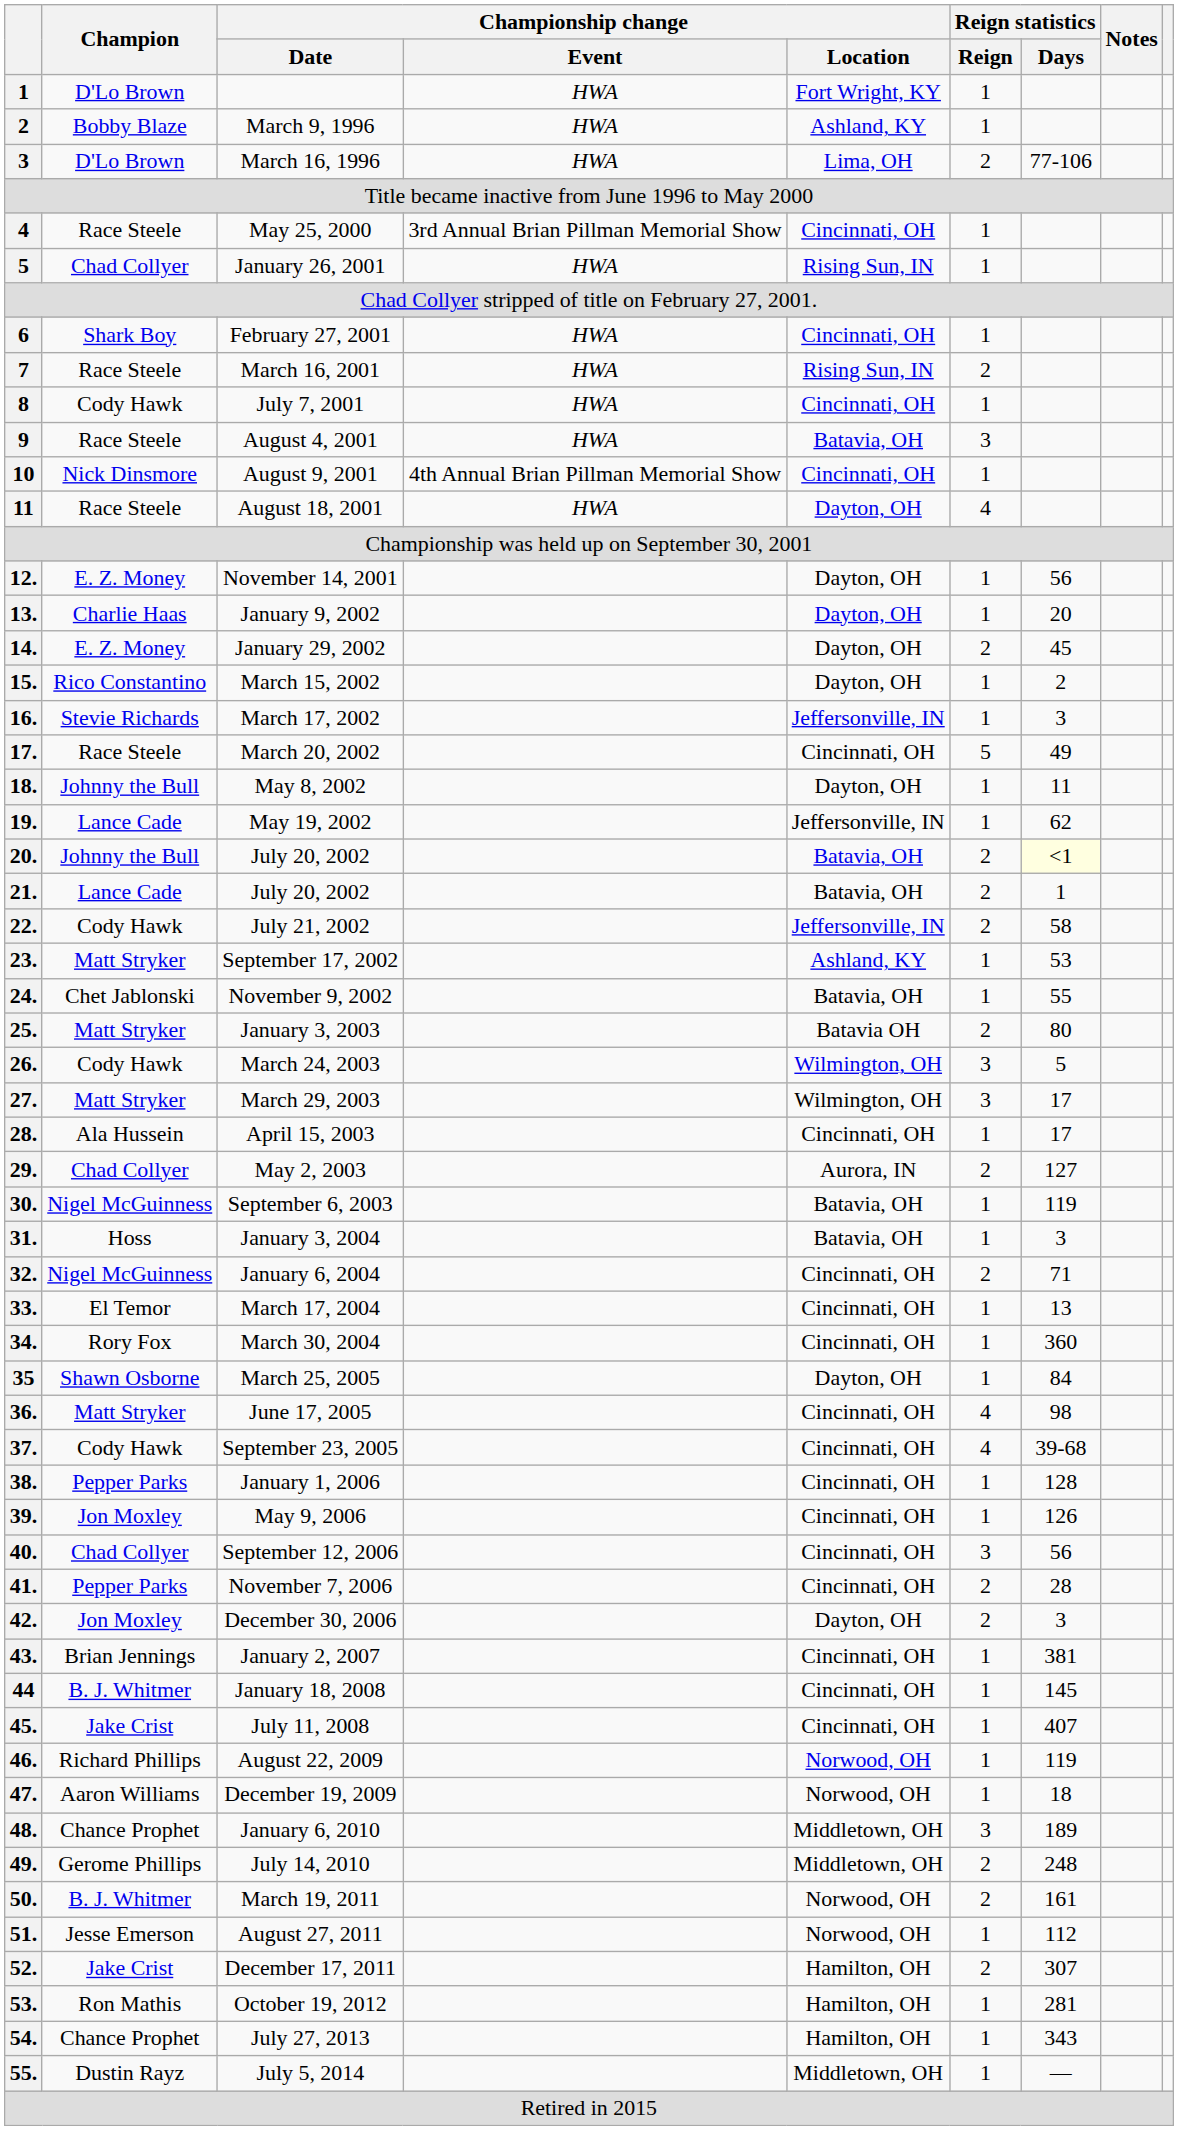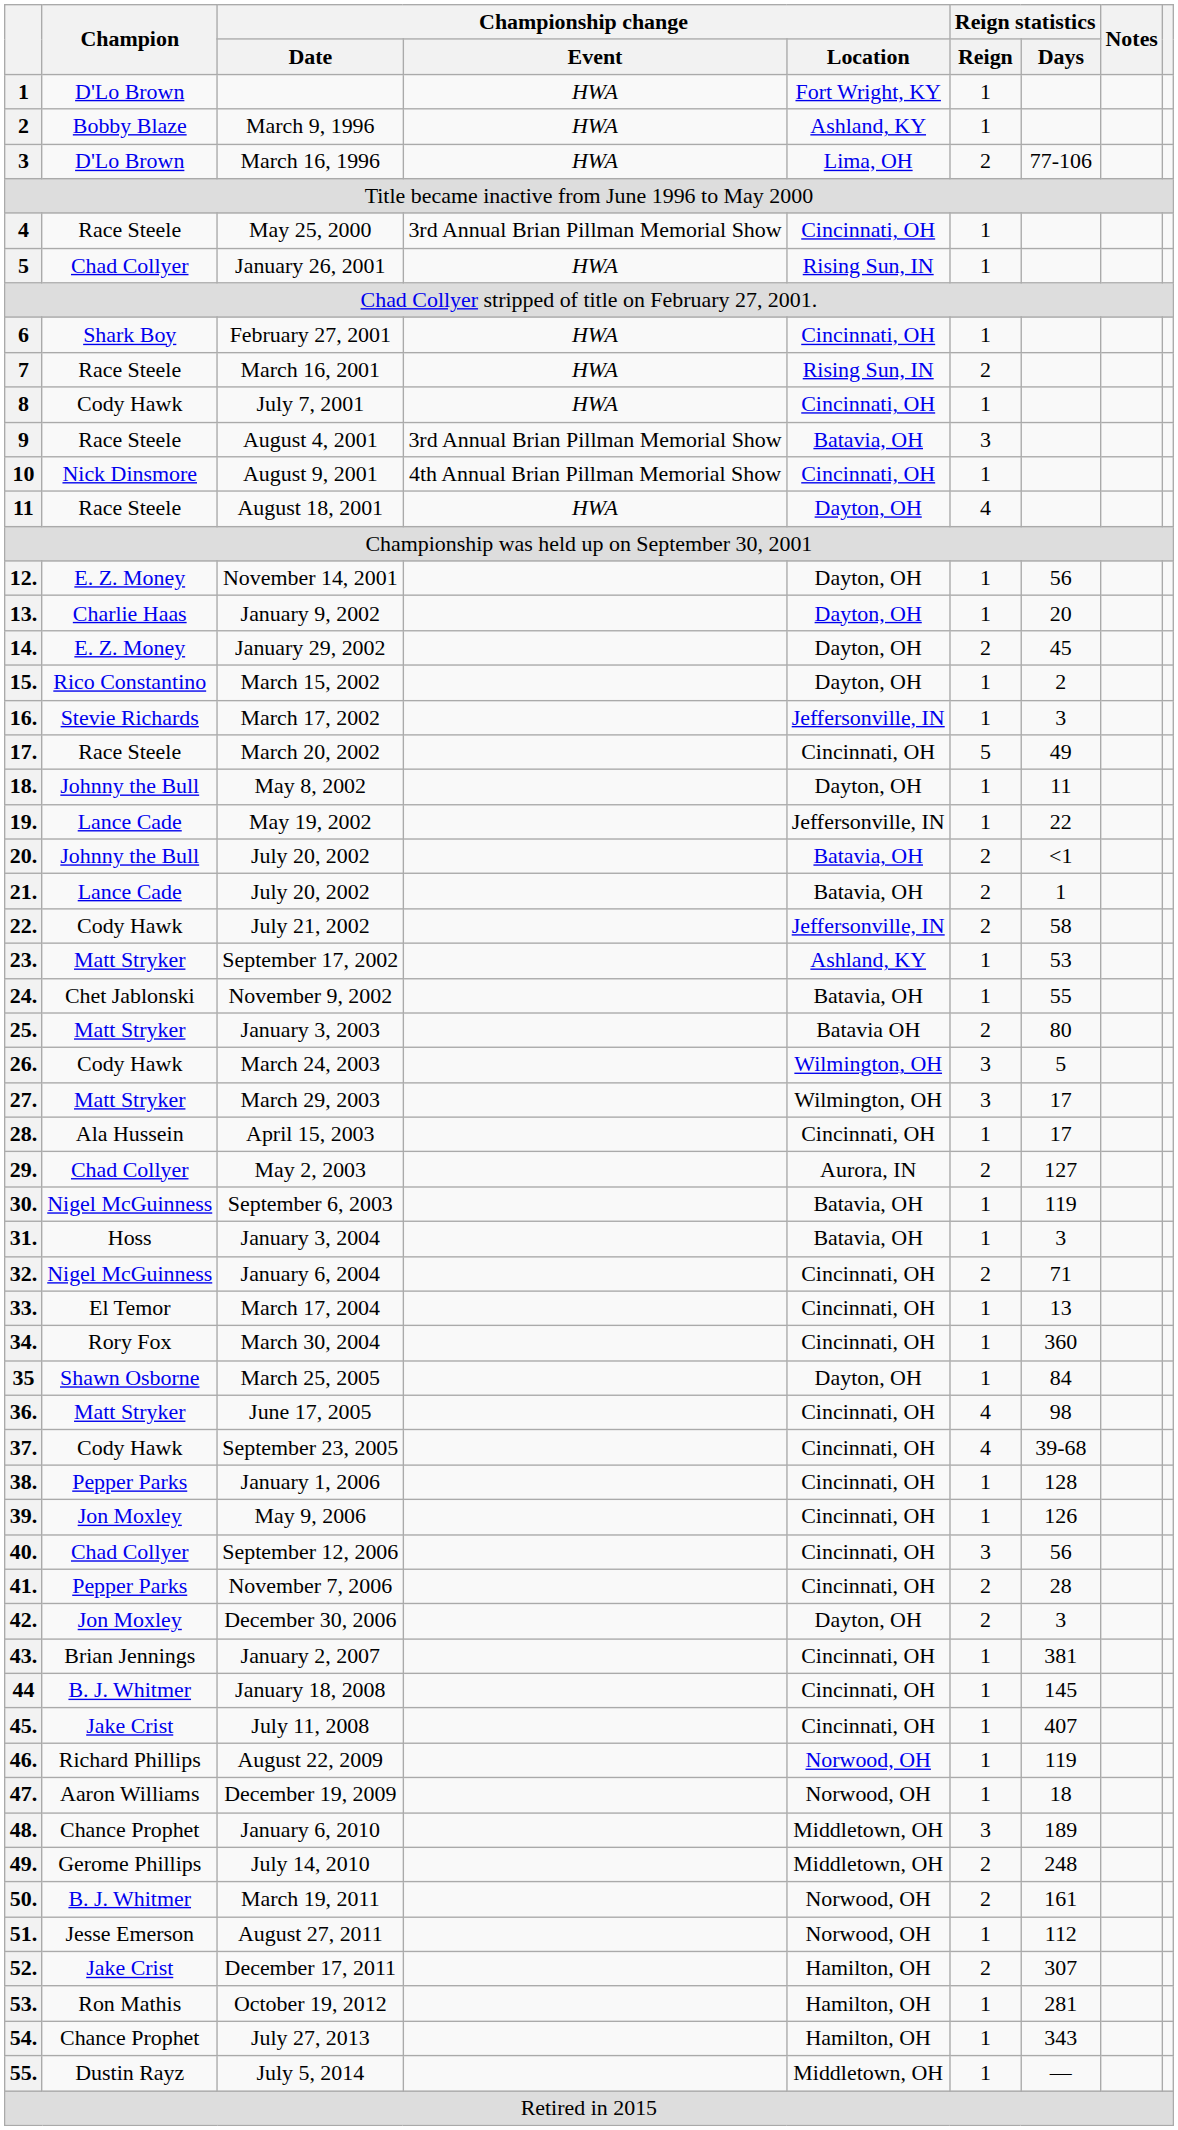(595, 439) HWA -> (595, 439) 3rd Annual Brian Pillman Memorial Show
(1061, 821) 62 -> (1061, 821) 22
(1061, 856) lightyellow background -> (1061, 856) no background
